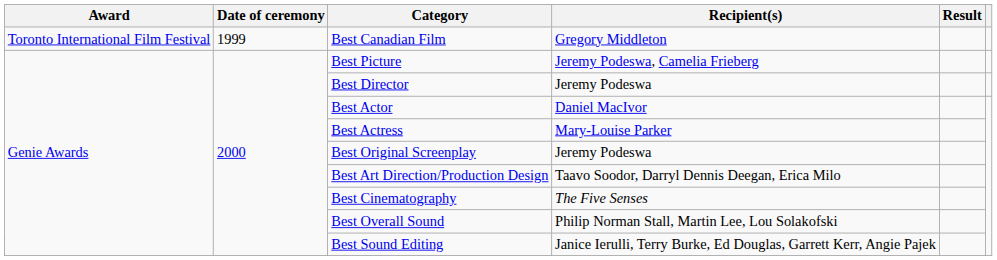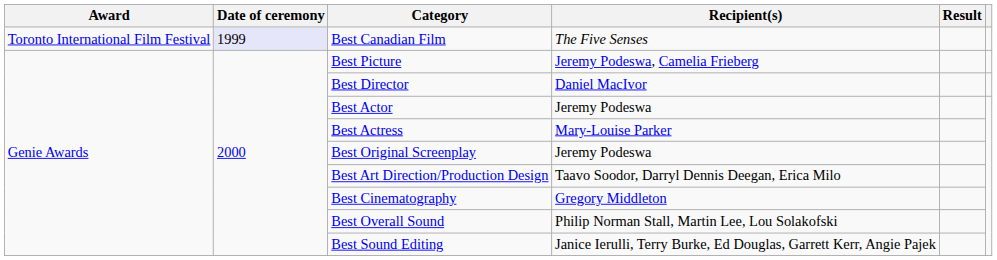(231, 38) no background -> (231, 38) lavender background
(611, 38) Gregory Middleton -> (602, 38) The Five Senses
(603, 84) Jeremy Podeswa -> (601, 84) Daniel MacIvor
(601, 107) Daniel MacIvor -> (603, 107) Jeremy Podeswa
(602, 198) The Five Senses -> (611, 198) Gregory Middleton
